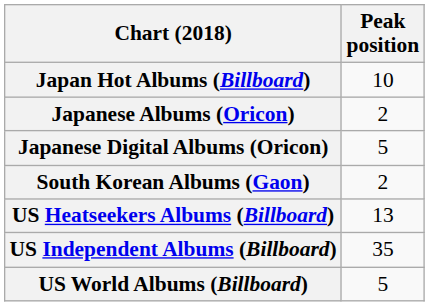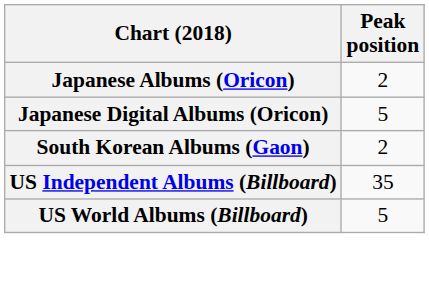- row: (173, 79)
- row: (173, 215)
